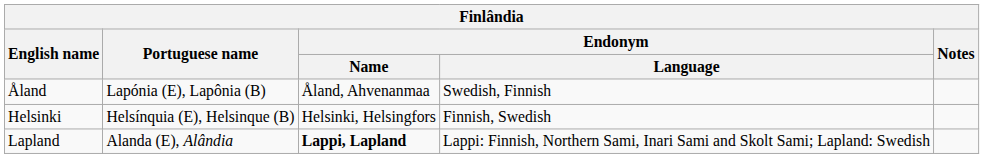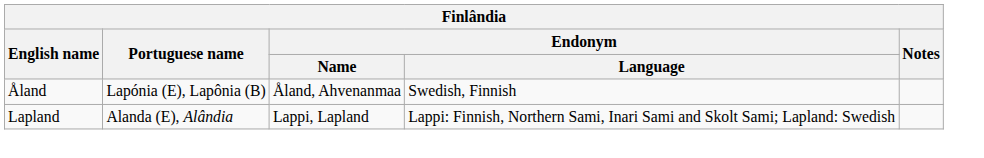- row: (35, 116)
(354, 141) bold -> (321, 116) normal
